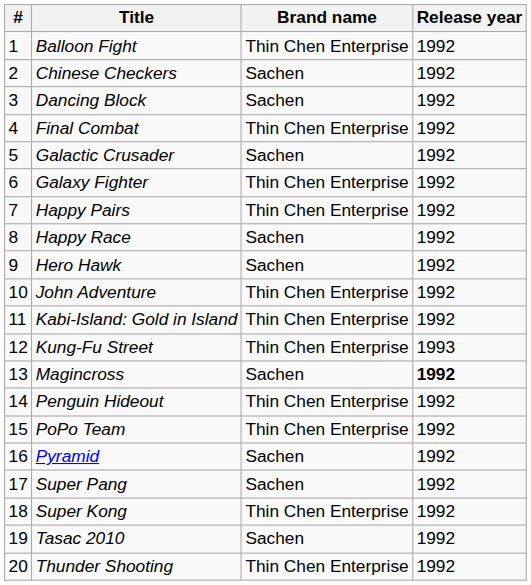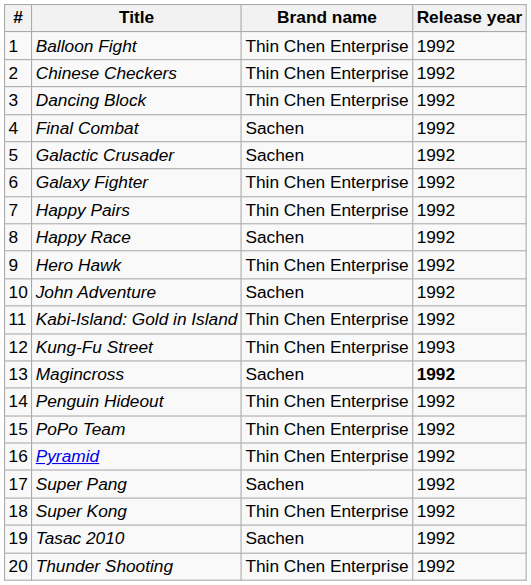(275, 73) Sachen -> (327, 73) Thin Chen Enterprise
(275, 100) Sachen -> (327, 100) Thin Chen Enterprise
(327, 127) Thin Chen Enterprise -> (275, 127) Sachen
(275, 264) Sachen -> (327, 264) Thin Chen Enterprise
(327, 292) Thin Chen Enterprise -> (275, 292) Sachen
(275, 456) Sachen -> (327, 456) Thin Chen Enterprise
